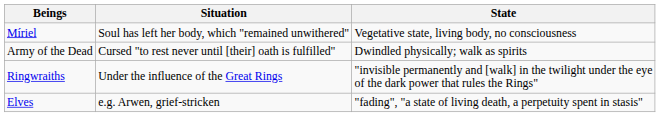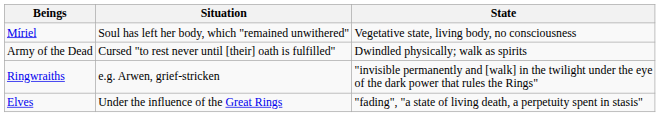(190, 76) Under the influence of the Great Rings -> (159, 76) e.g. Arwen, grief-stricken
(159, 102) e.g. Arwen, grief-stricken -> (190, 102) Under the influence of the Great Rings
